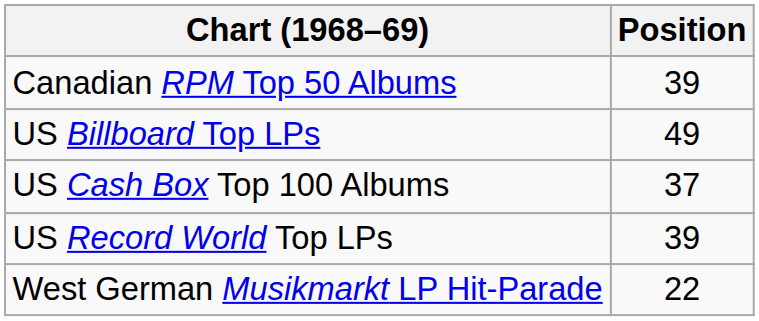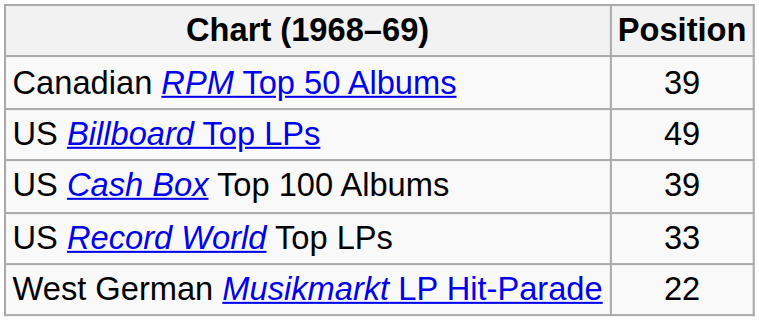(682, 185) 37 -> (682, 185) 39
(682, 237) 39 -> (682, 237) 33
